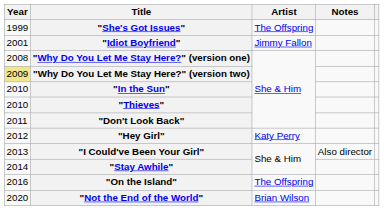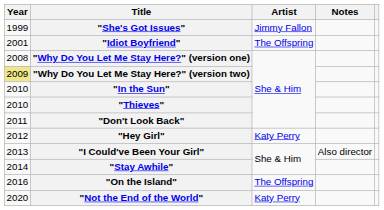(284, 27) The Offspring -> (283, 27) Jimmy Fallon
(283, 43) Jimmy Fallon -> (284, 43) The Offspring
(282, 197) Brian Wilson -> (277, 197) Katy Perry
